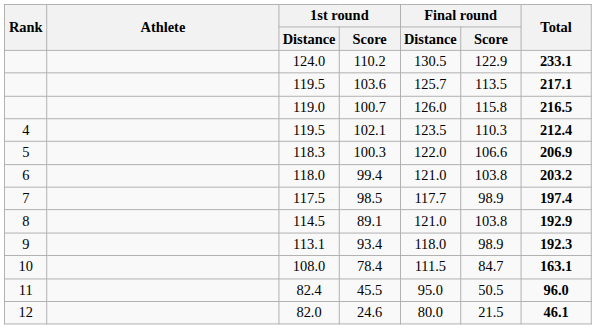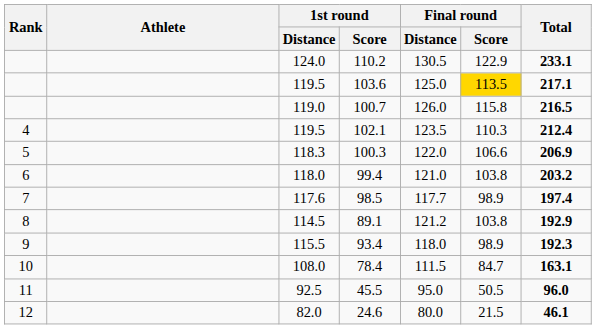(430, 84) 125.7 -> (430, 84) 125.0
(491, 84) no background -> (491, 84) gold background
(309, 198) 117.5 -> (309, 198) 117.6
(430, 221) 121.0 -> (430, 221) 121.2
(309, 244) 113.1 -> (309, 244) 115.5
(309, 289) 82.4 -> (309, 289) 92.5
